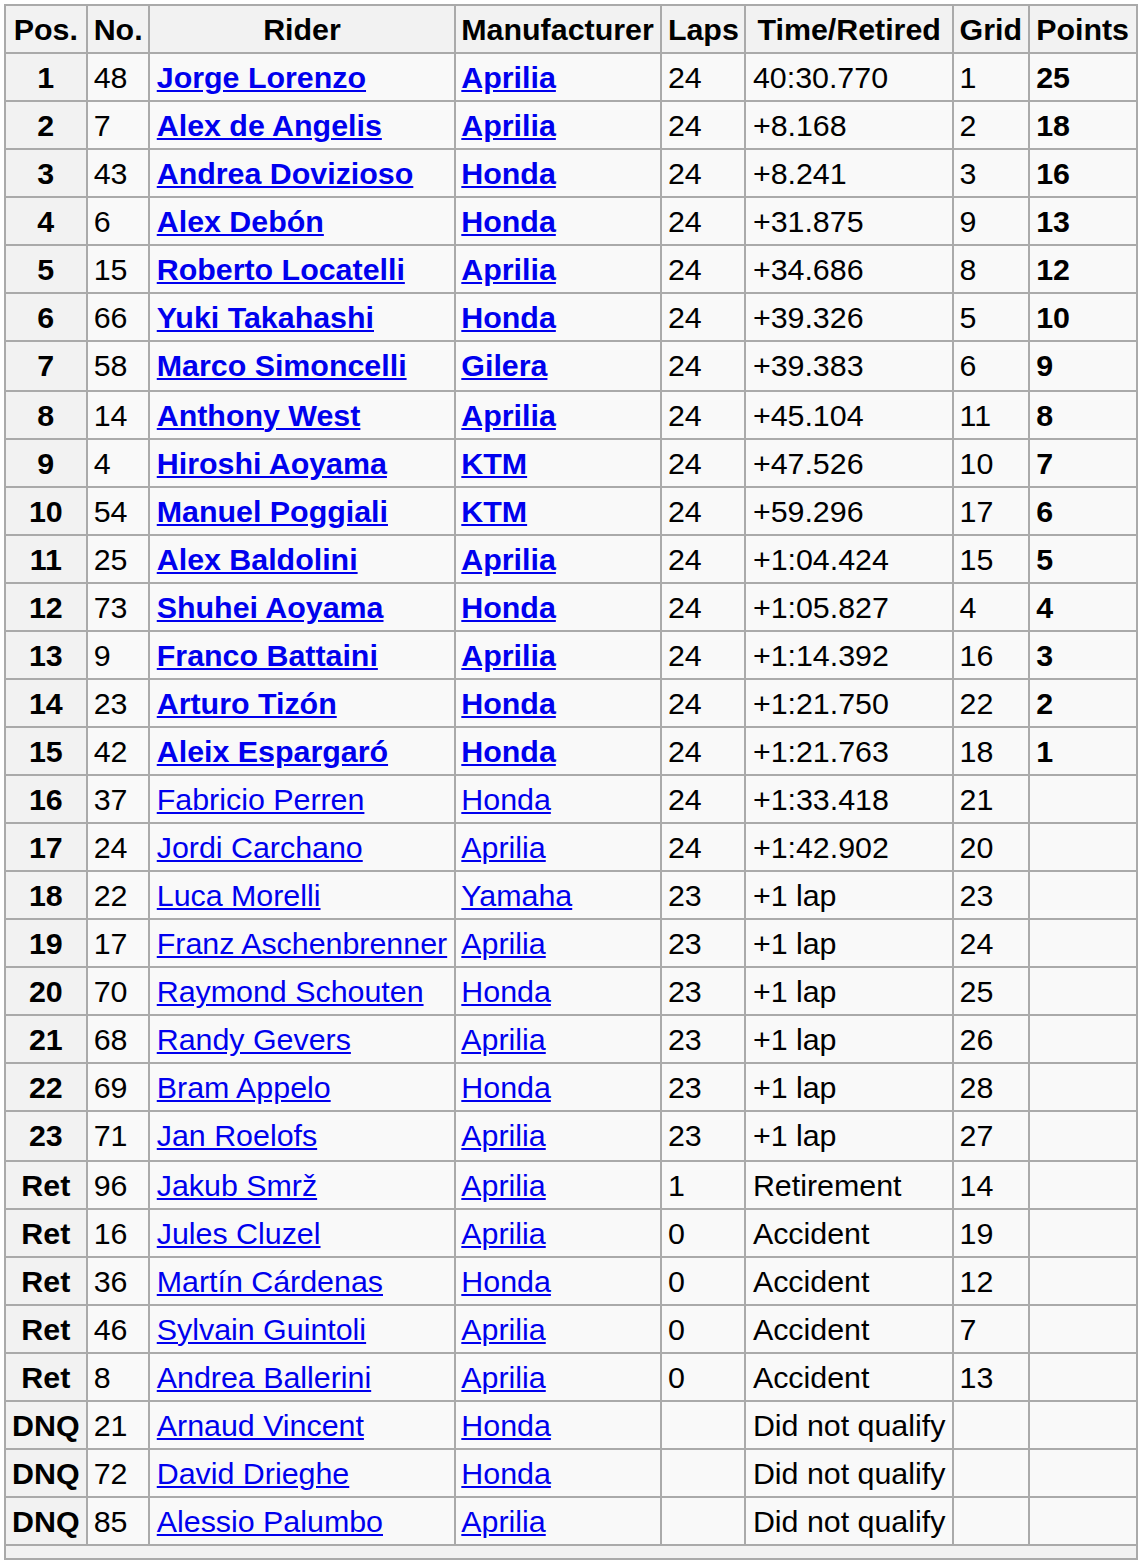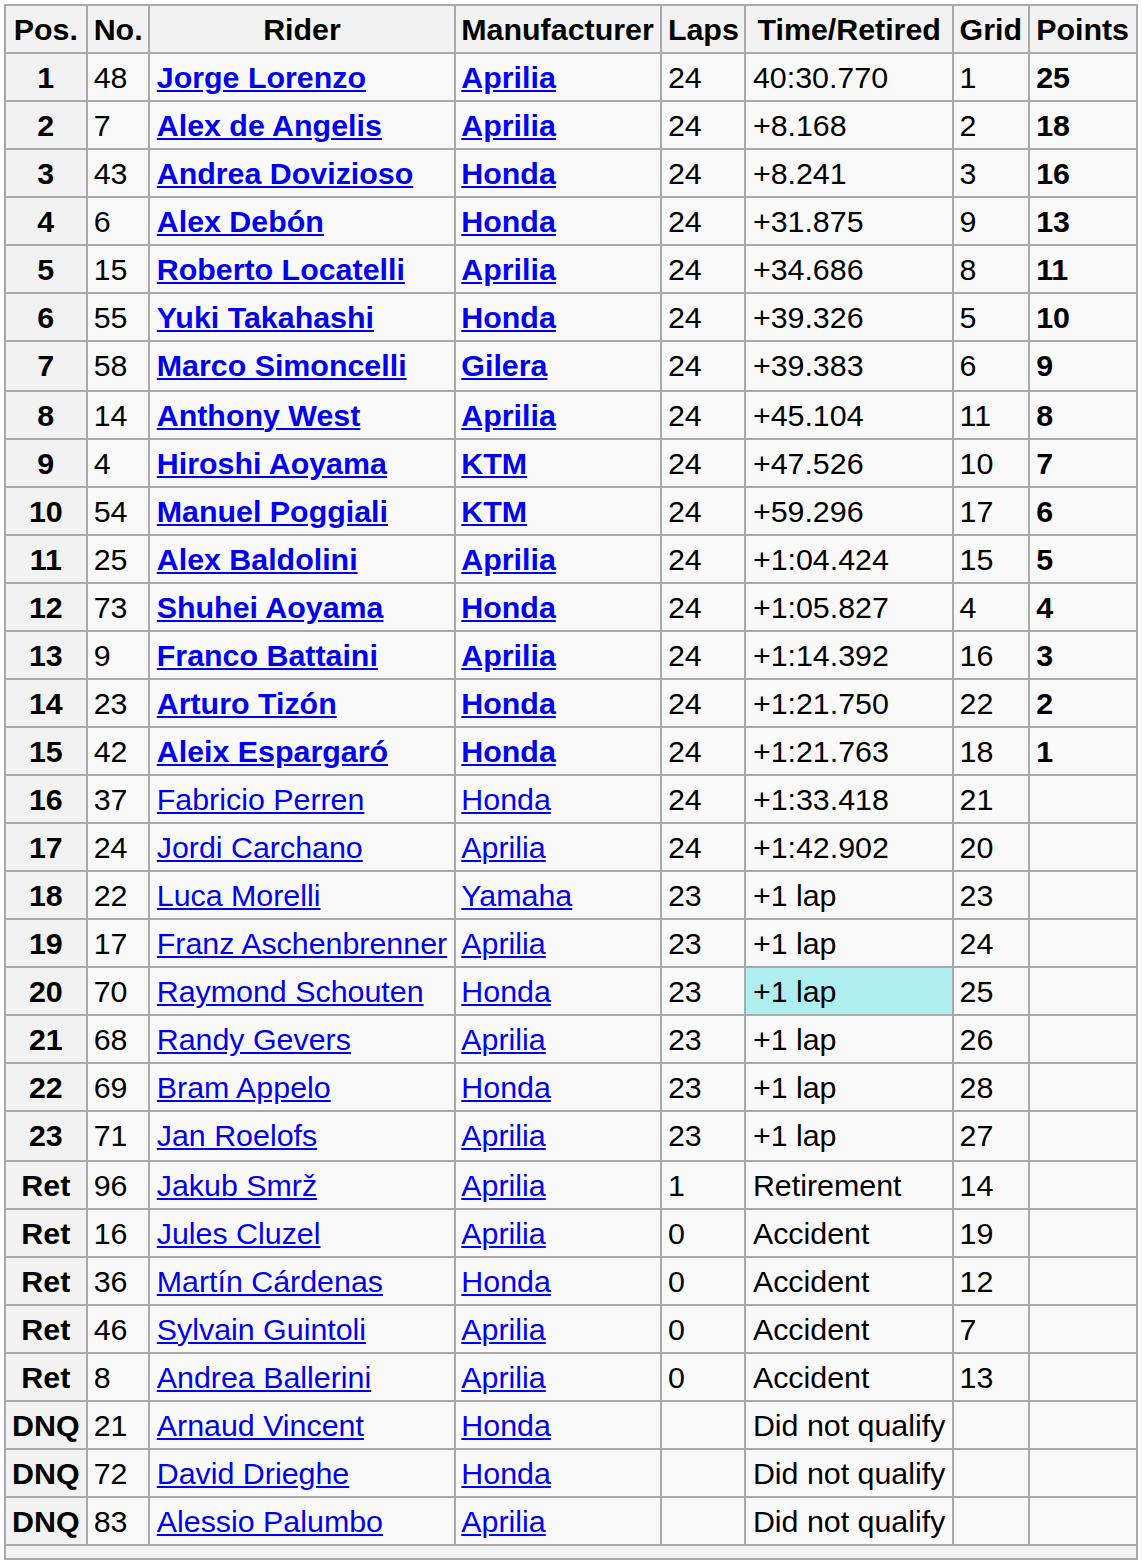(1053, 270) 12 -> (1052, 270) 11
(111, 318) 66 -> (111, 318) 55
(795, 992) no background -> (795, 992) paleturquoise background
(111, 1521) 85 -> (111, 1521) 83
